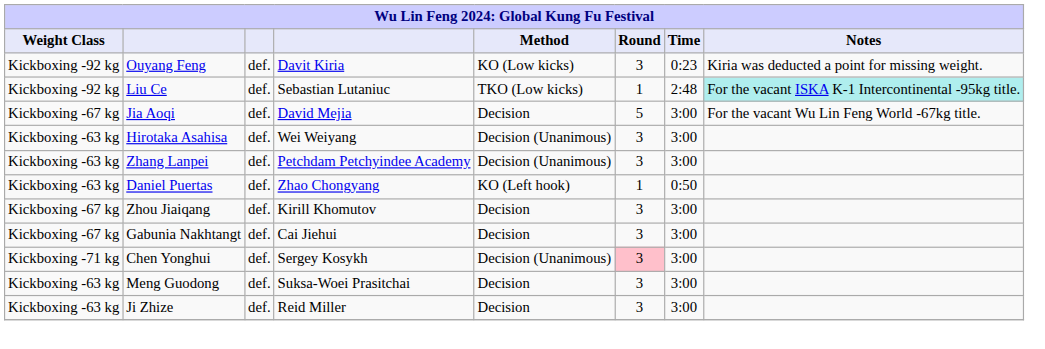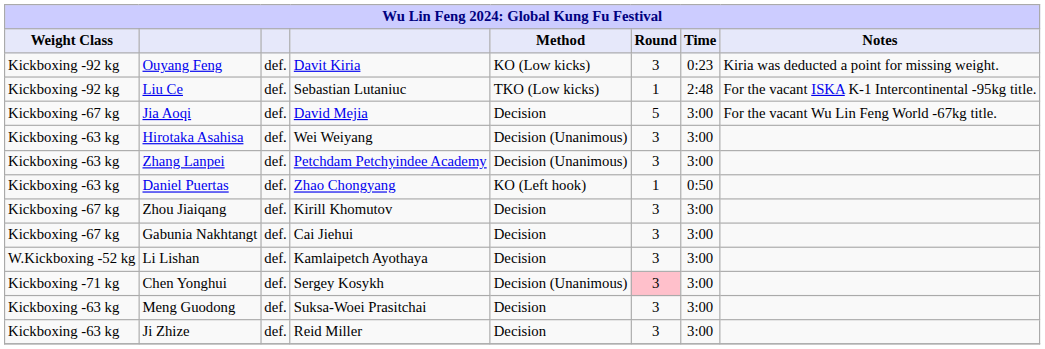(864, 89) paleturquoise background -> (880, 89) no background
+ row: (171, 259)
